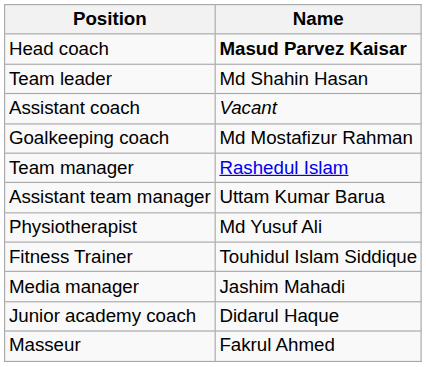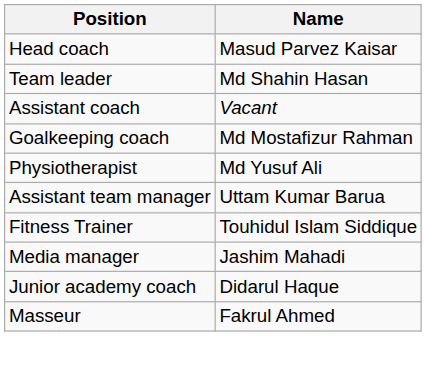(313, 49) bold -> (308, 49) normal
- row: (71, 167)
rows swapped: (110, 197) <-> (73, 227)
